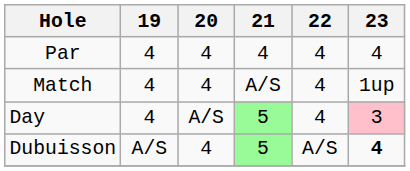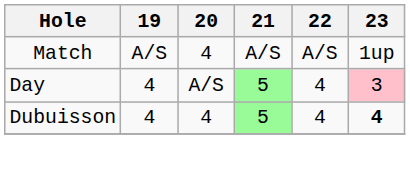- row: (63, 53)
(149, 85) 4 -> (149, 53) A/S
(320, 85) 4 -> (320, 53) A/S
(149, 150) A/S -> (149, 117) 4
(320, 150) A/S -> (320, 117) 4
